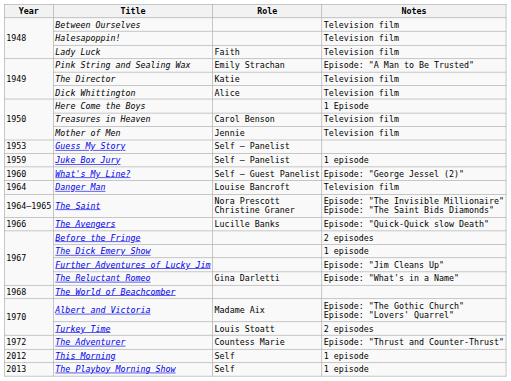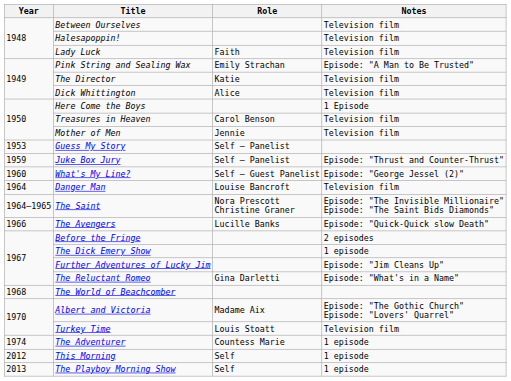(346, 160) 1 episode -> (414, 160) Episode: "Thrust and Counter-Thrust"
(349, 329) 2 episodes -> (361, 329) Television film
(16, 342) 1972 -> (16, 342) 1974
(414, 342) Episode: "Thrust and Counter-Thrust" -> (346, 342) 1 episode
